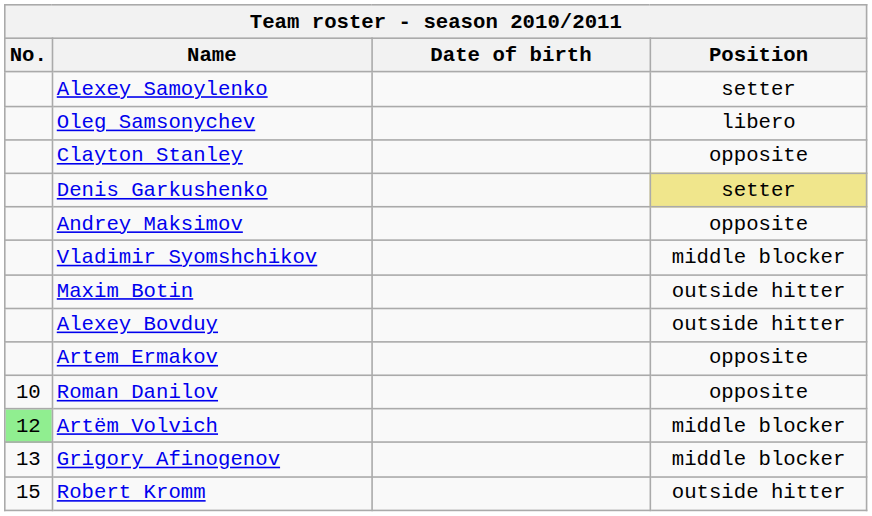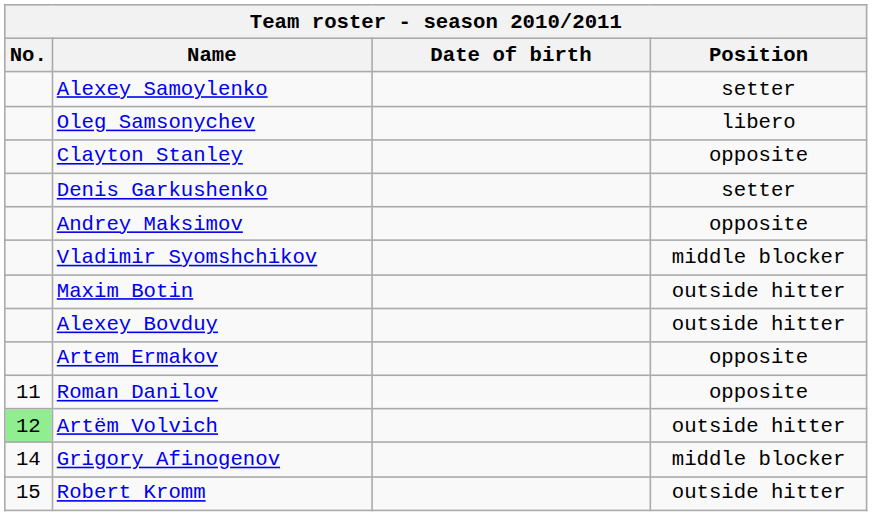(759, 190) khaki background -> (759, 190) no background
(28, 392) 10 -> (28, 392) 11
(759, 426) middle blocker -> (759, 426) outside hitter
(28, 460) 13 -> (28, 460) 14
